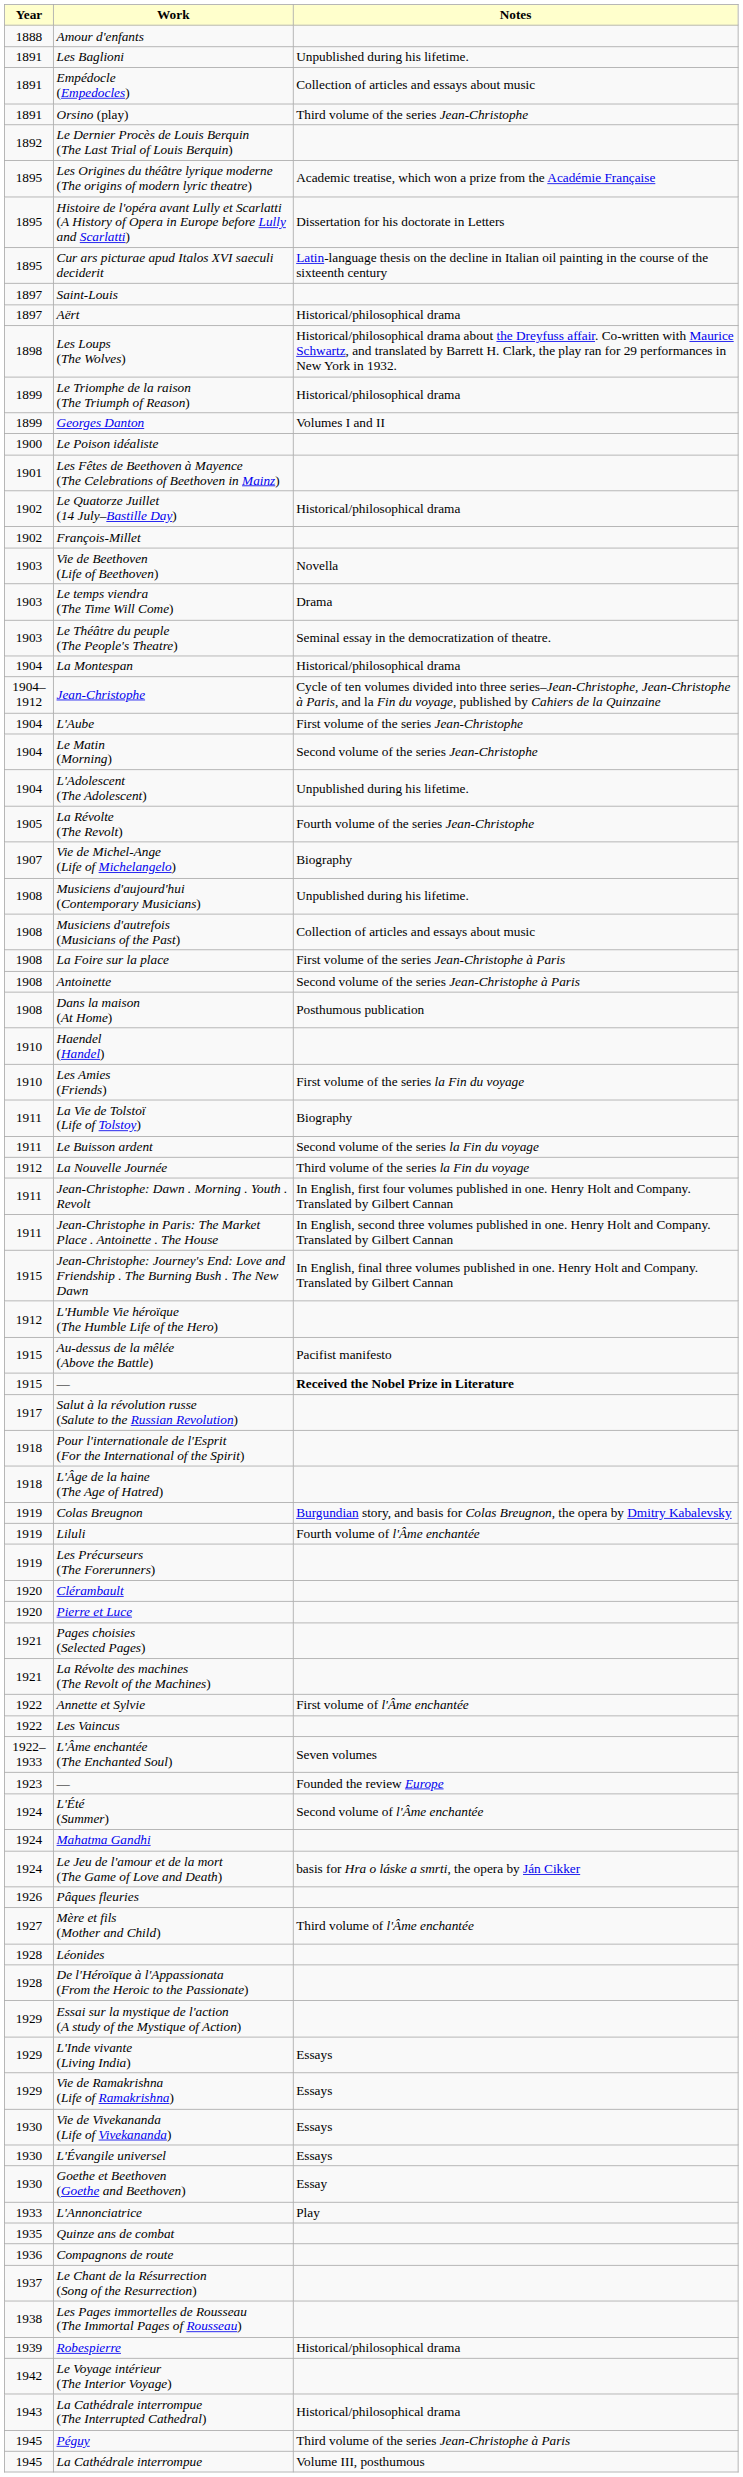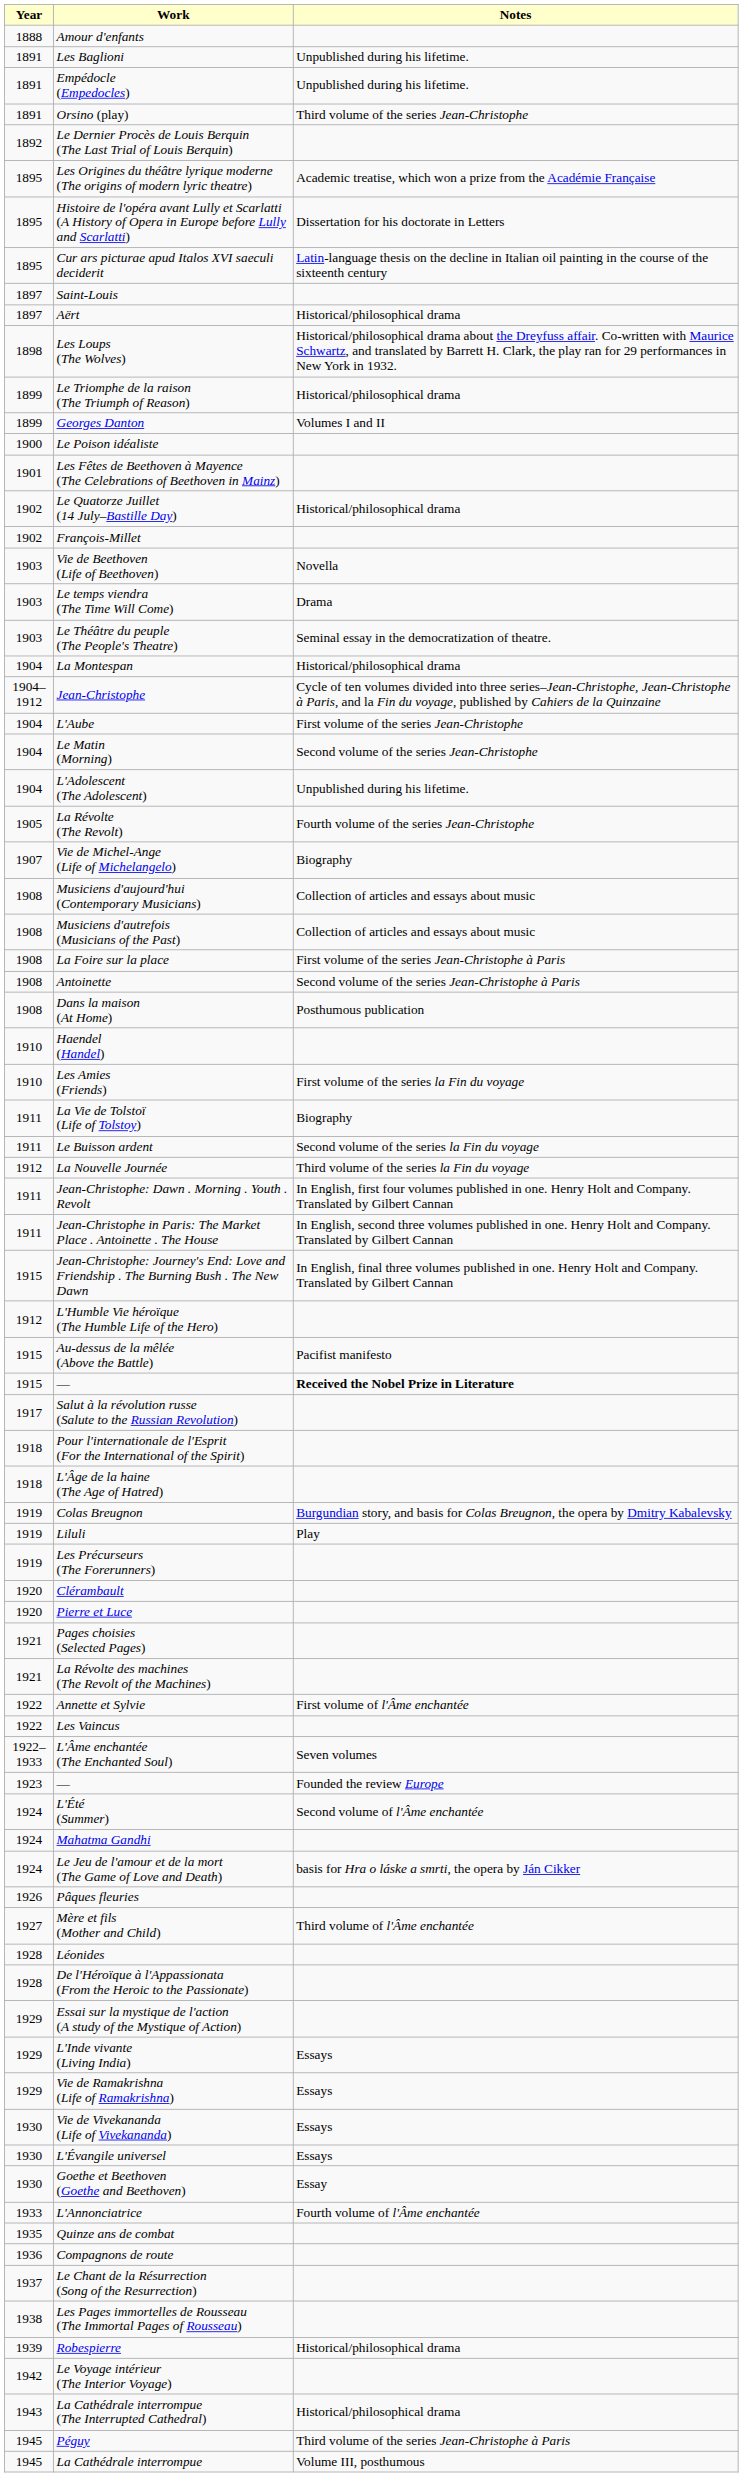(416, 85) Collection of articles and essays about music -> (382, 85) Unpublished during his lifetime.
(382, 896) Unpublished during his lifetime. -> (416, 896) Collection of articles and essays about music
(388, 1533) Fourth volume of l'Âme enchantée -> (308, 1533) Play
(308, 2212) Play -> (388, 2212) Fourth volume of l'Âme enchantée
